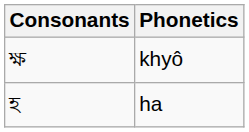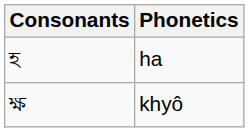rows swapped: (15, 103) <-> (18, 59)
